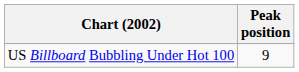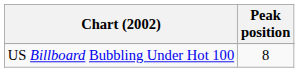(266, 55) 9 -> (266, 55) 8
